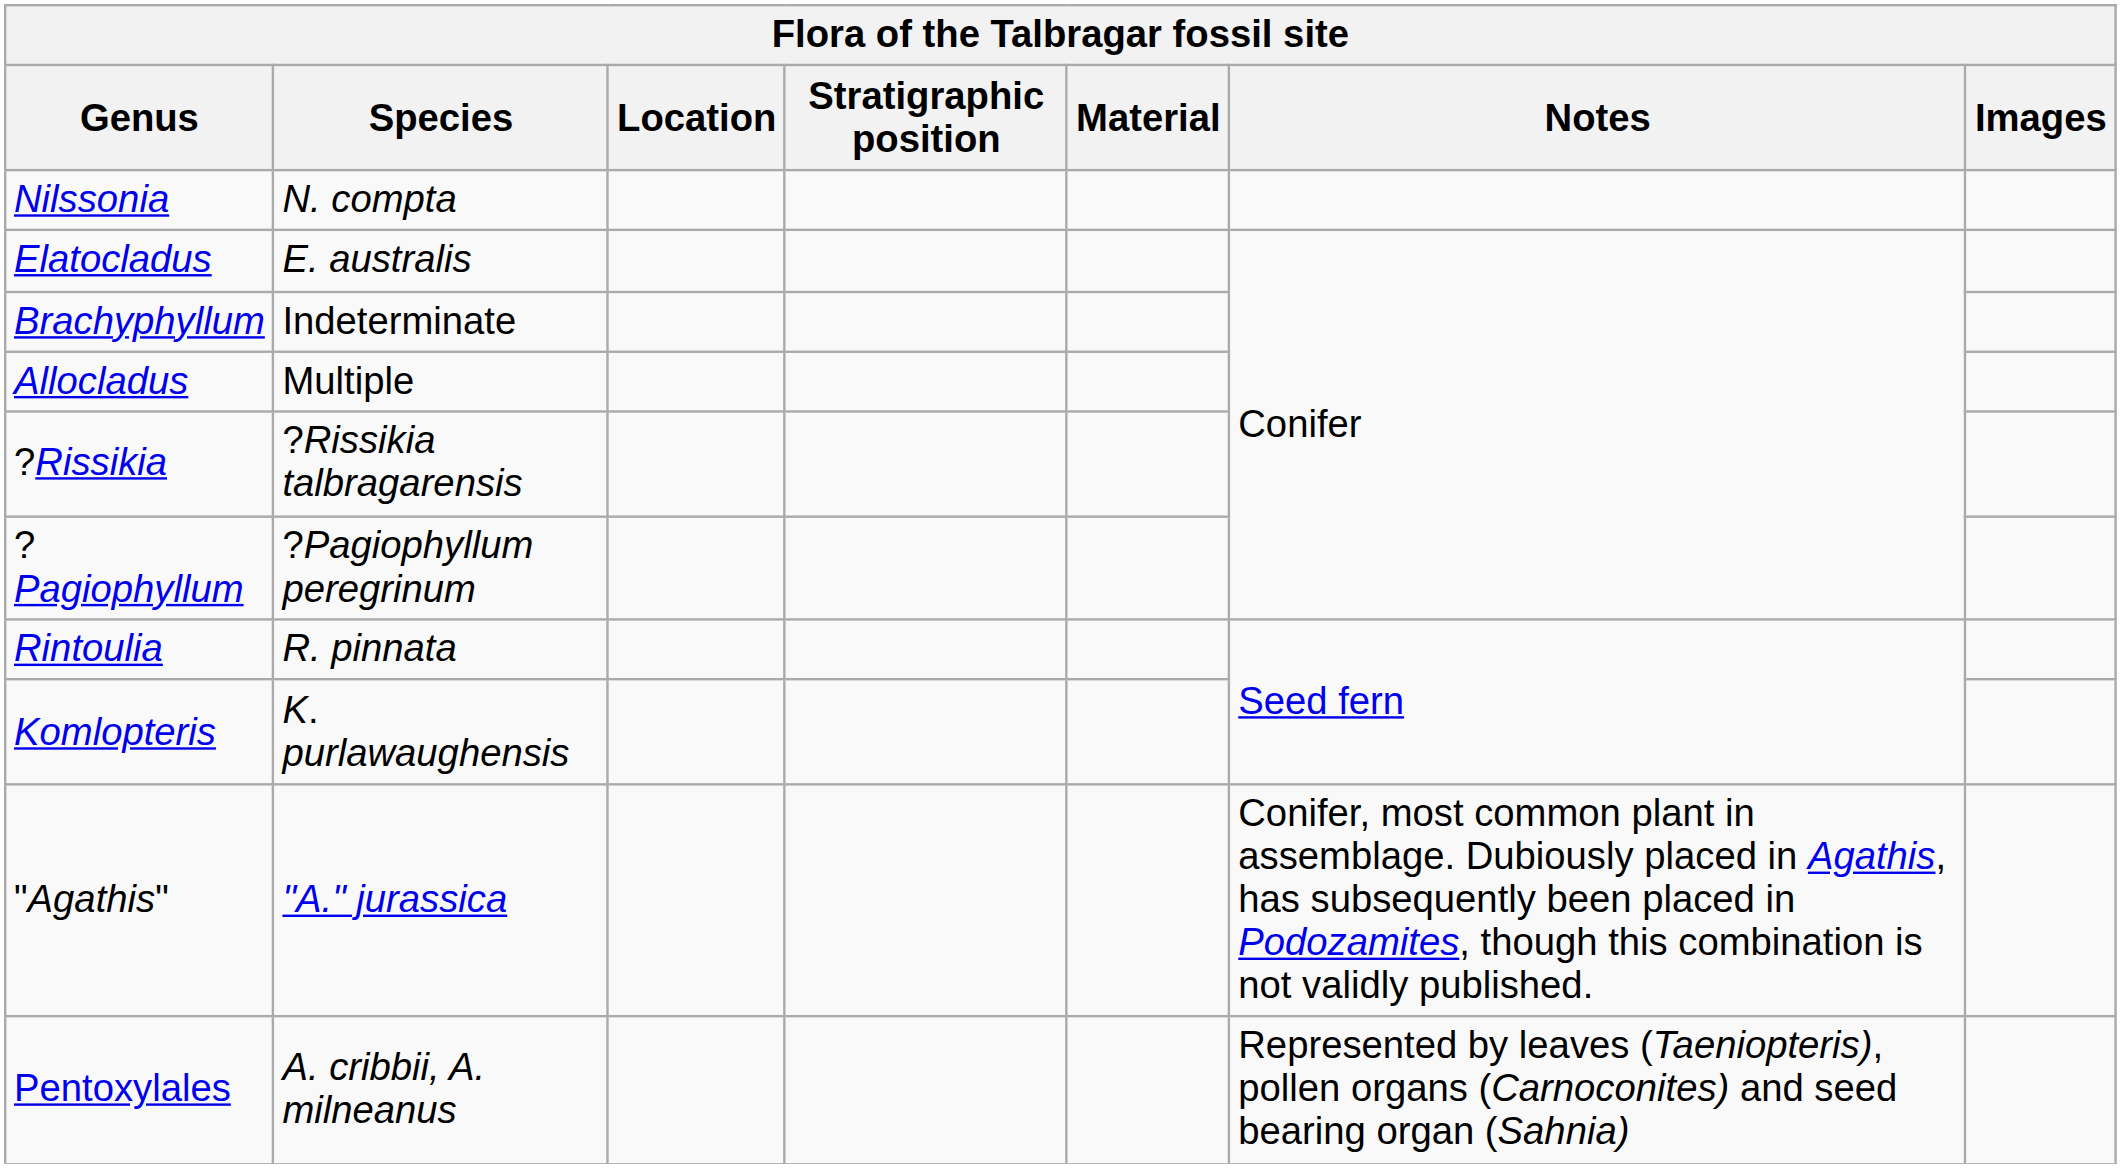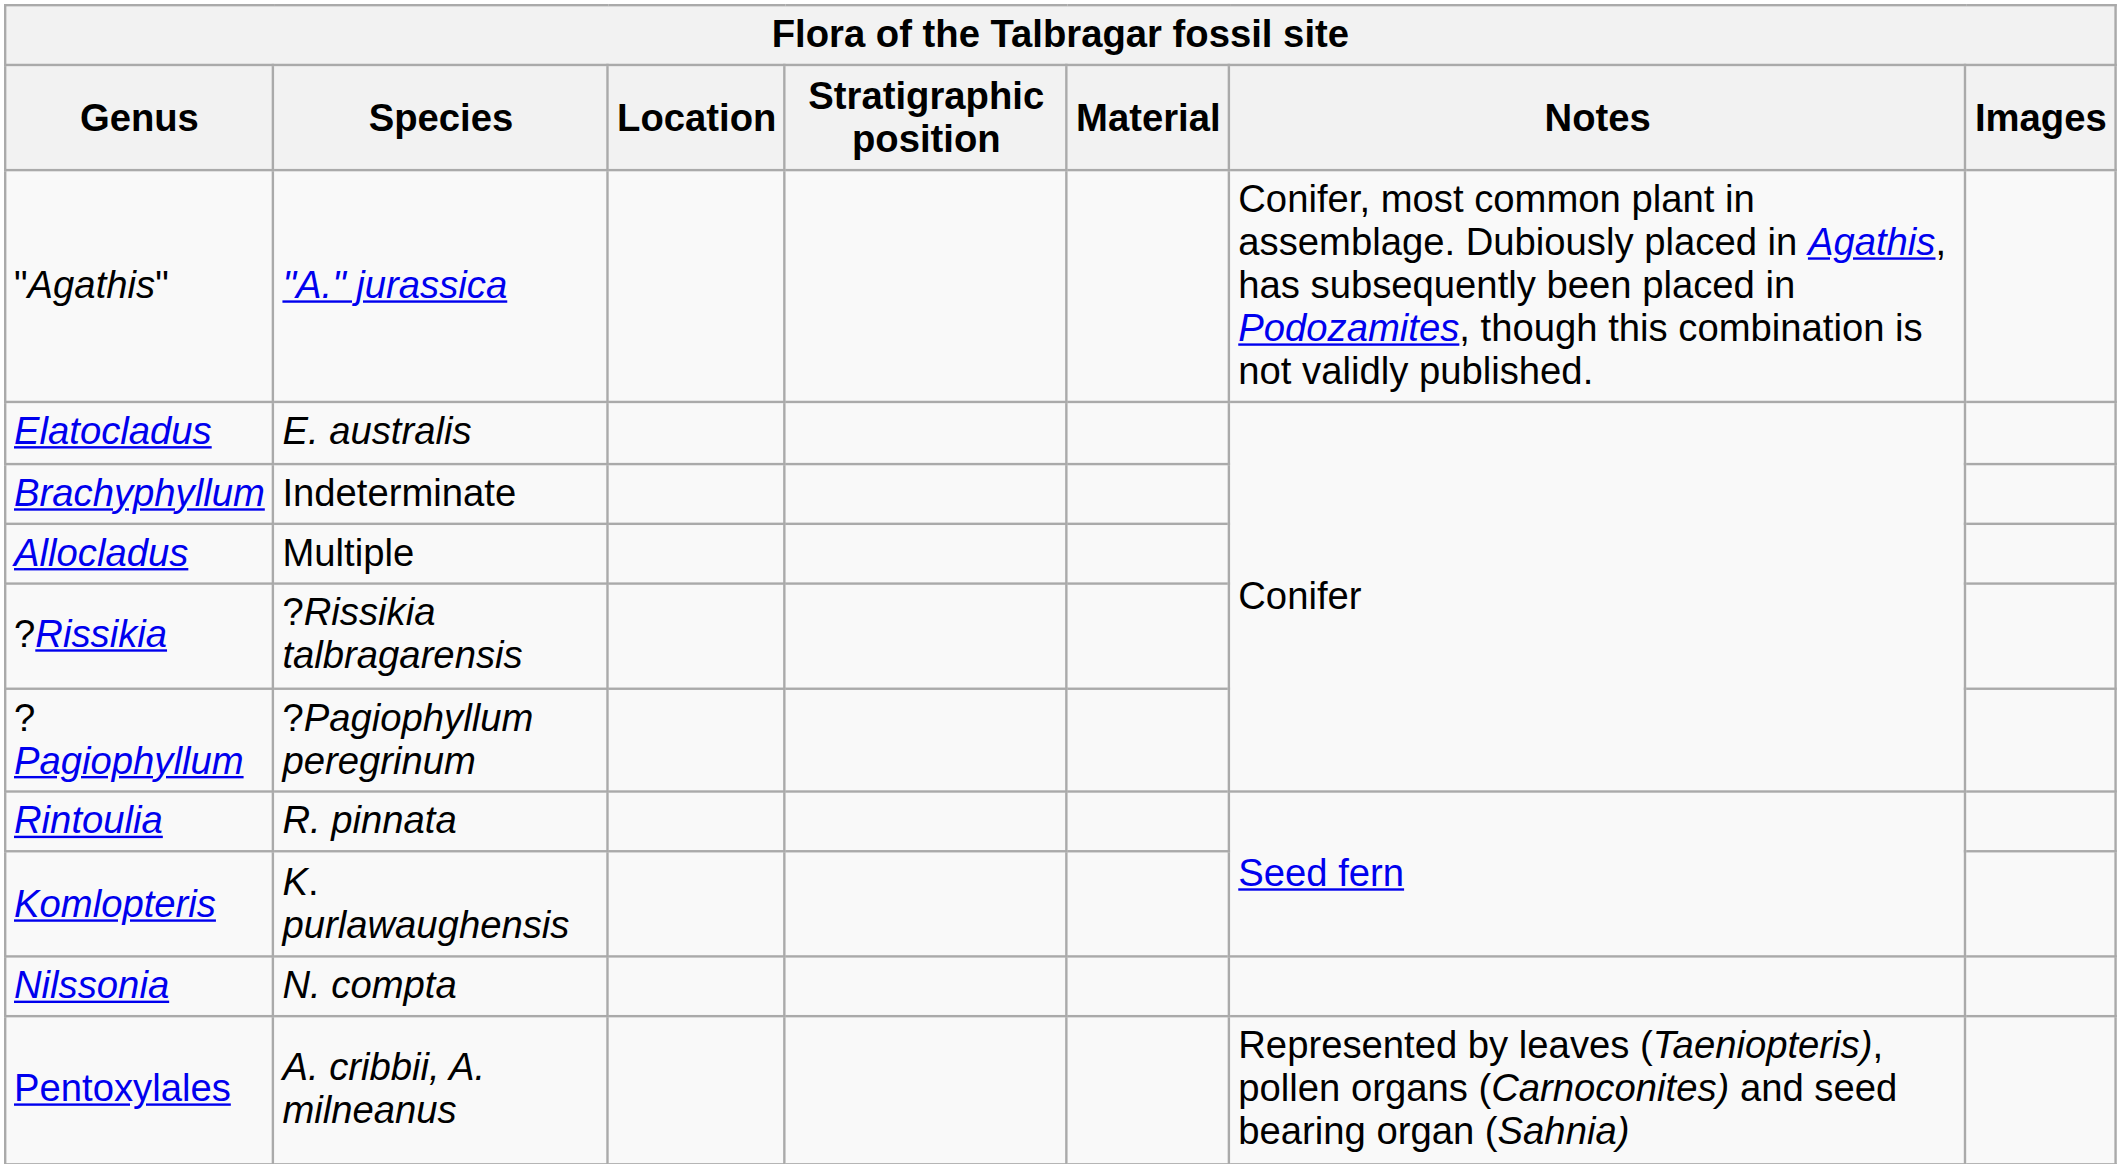rows swapped: (91, 899) <-> (92, 199)
